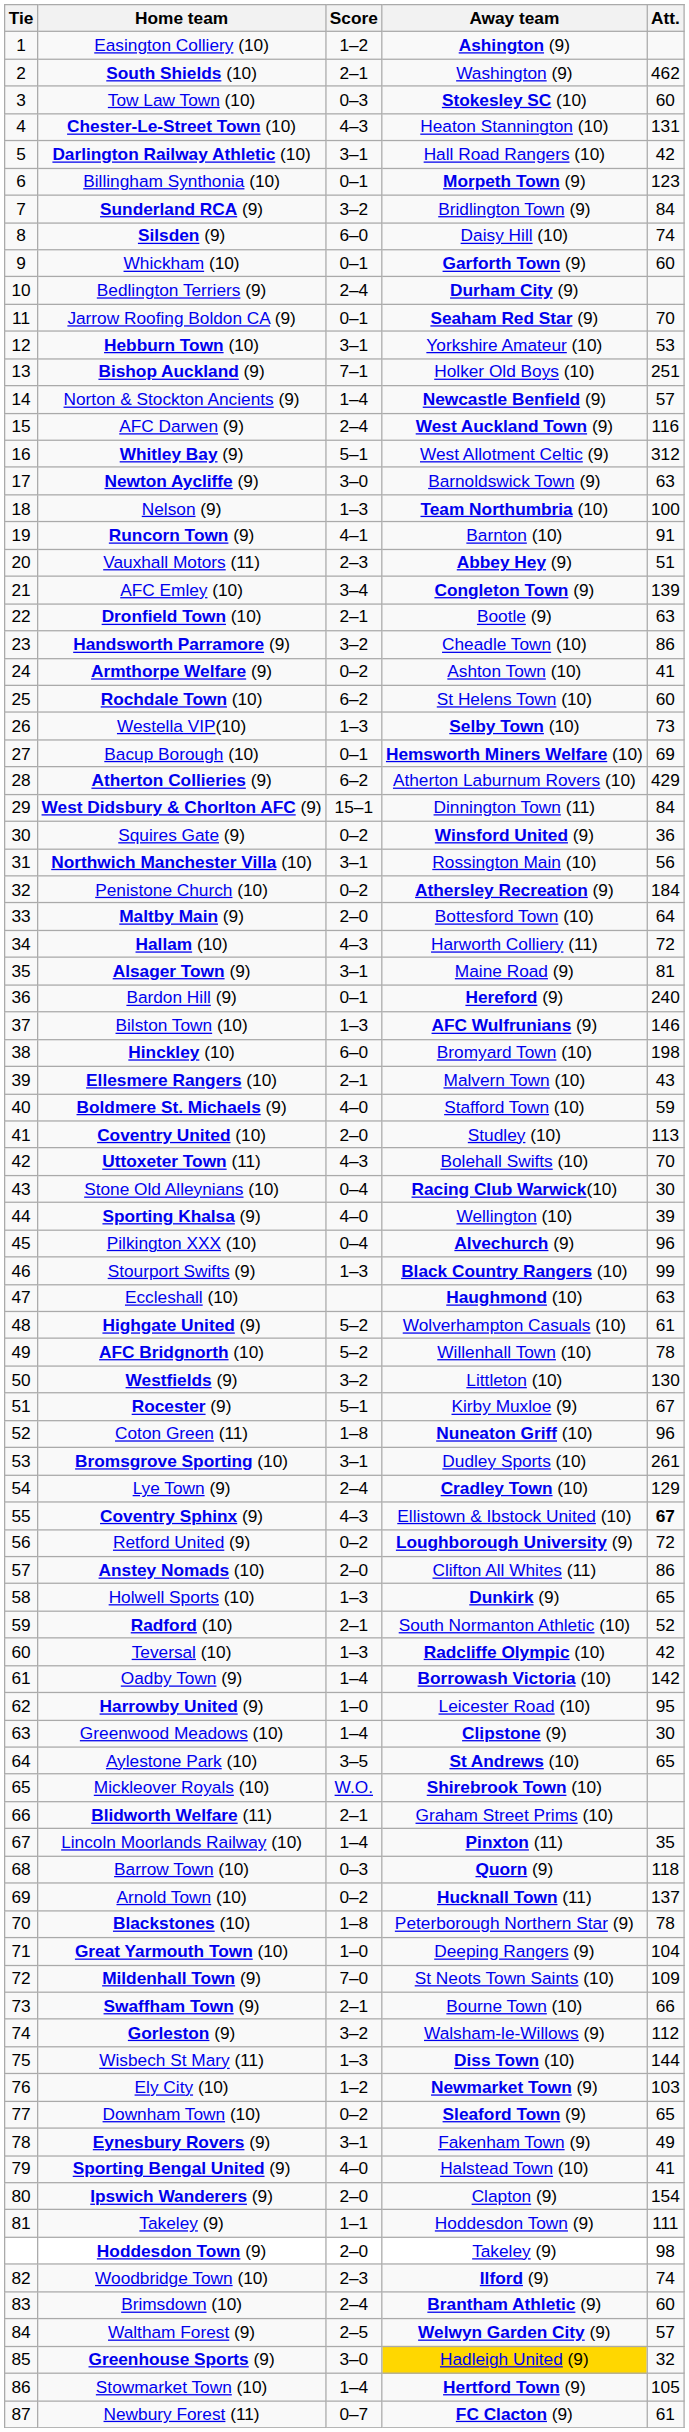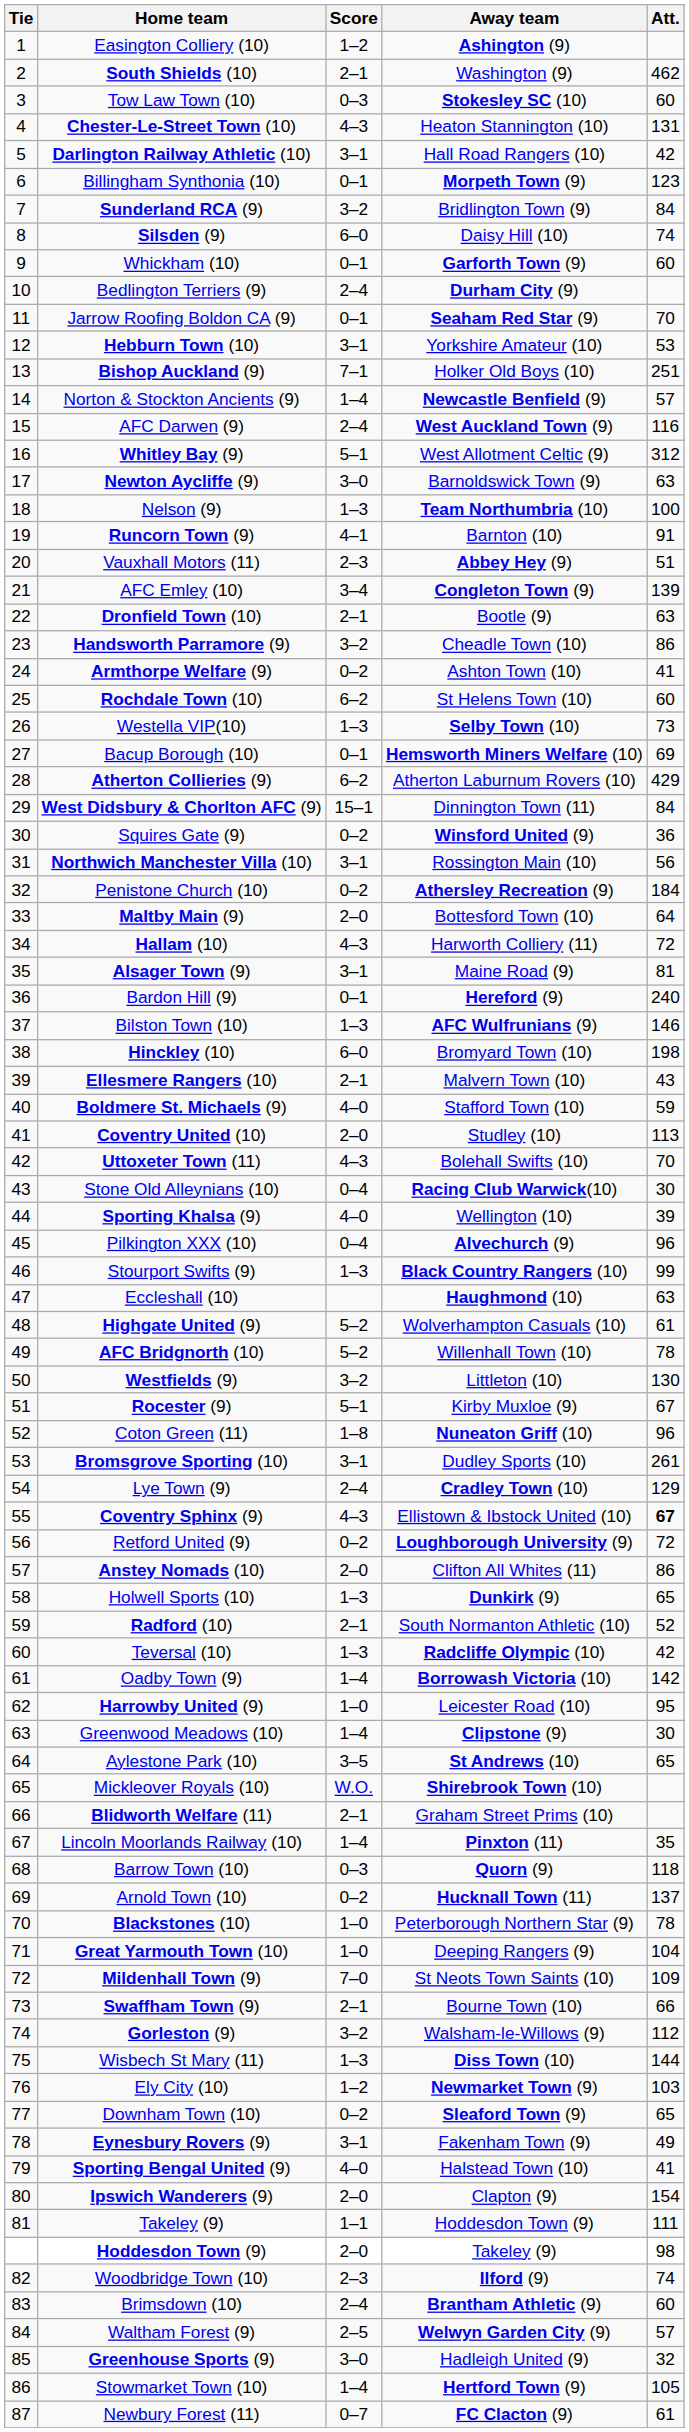(354, 1924) 1–8 -> (354, 1924) 1–0
(514, 2359) gold background -> (514, 2359) no background
